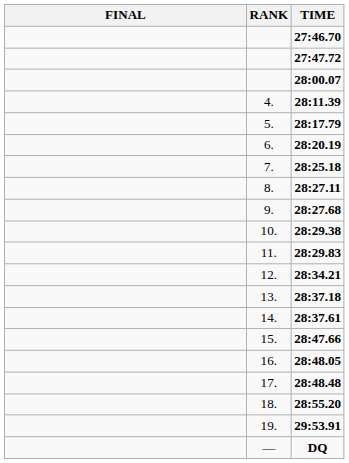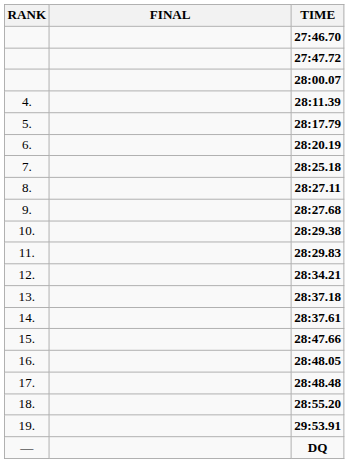columns swapped: (269, 15) <-> (125, 15)
